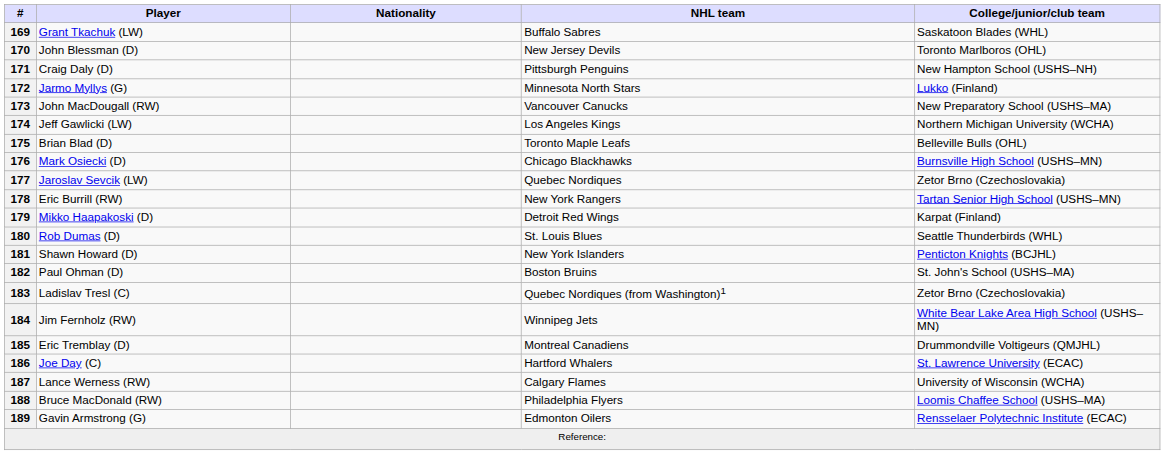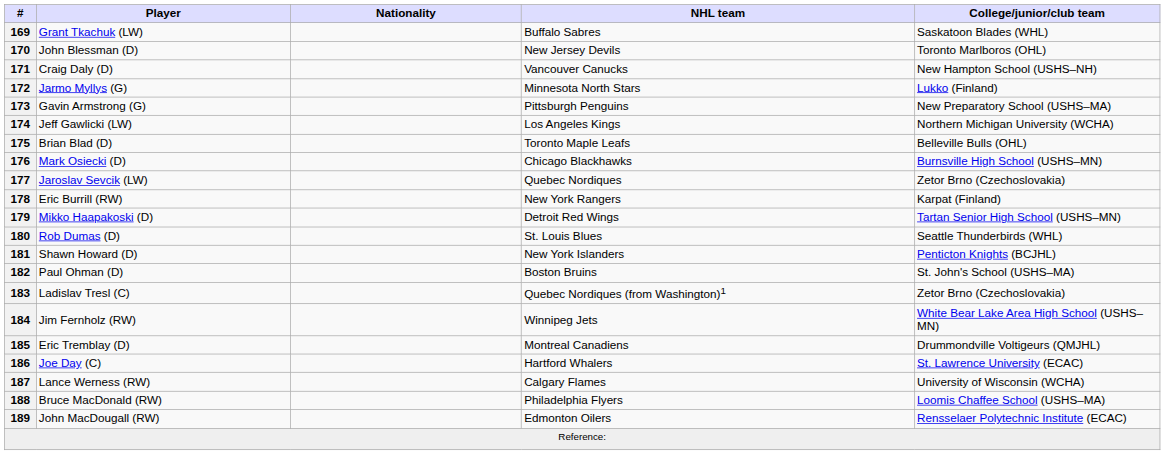(576, 69) Pittsburgh Penguins -> (576, 69) Vancouver Canucks
(99, 106) John MacDougall (RW) -> (92, 106) Gavin Armstrong (G)
(576, 106) Vancouver Canucks -> (576, 106) Pittsburgh Penguins
(1019, 198) Tartan Senior High School (USHS–MN) -> (959, 198) Karpat (Finland)
(959, 217) Karpat (Finland) -> (1019, 217) Tartan Senior High School (USHS–MN)
(92, 419) Gavin Armstrong (G) -> (99, 419) John MacDougall (RW)
